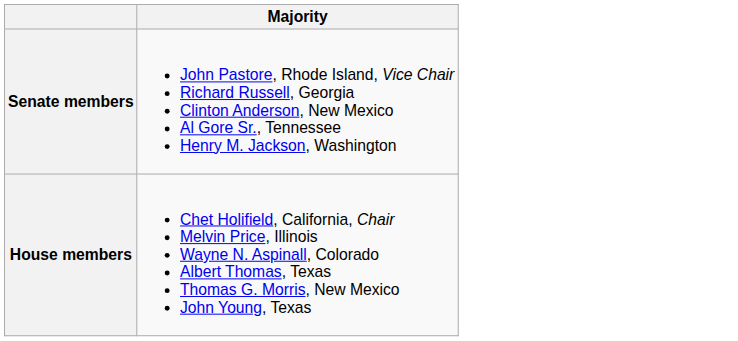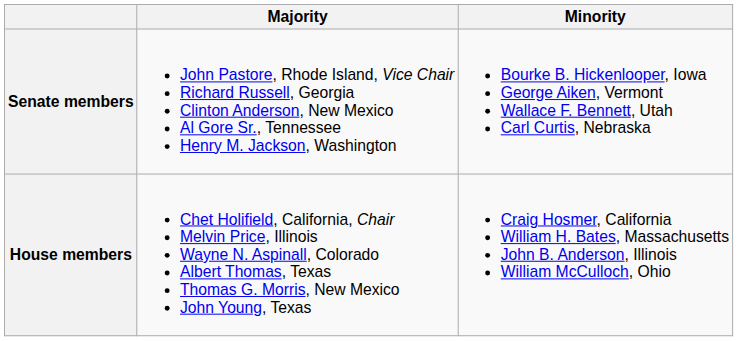+ column: (595, 16)
